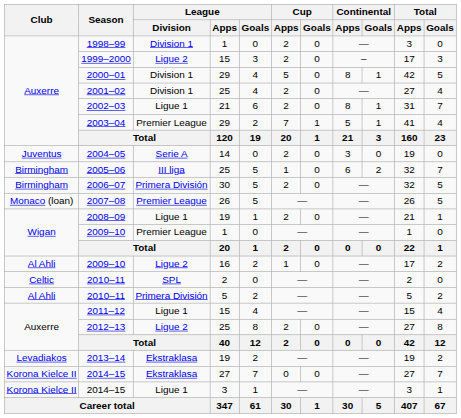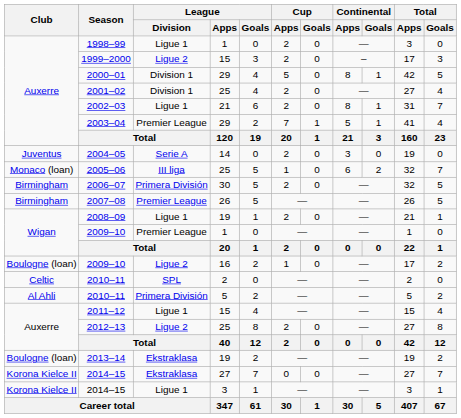(172, 43) Division 1 -> (172, 43) Ligue 1
(42, 169) Birmingham -> (42, 169) Monaco (loan)
(42, 201) Monaco (loan) -> (42, 201) Birmingham
(42, 264) Al Ahli -> (42, 264) Boulogne (loan)
(42, 358) Levadiakos -> (42, 358) Boulogne (loan)
